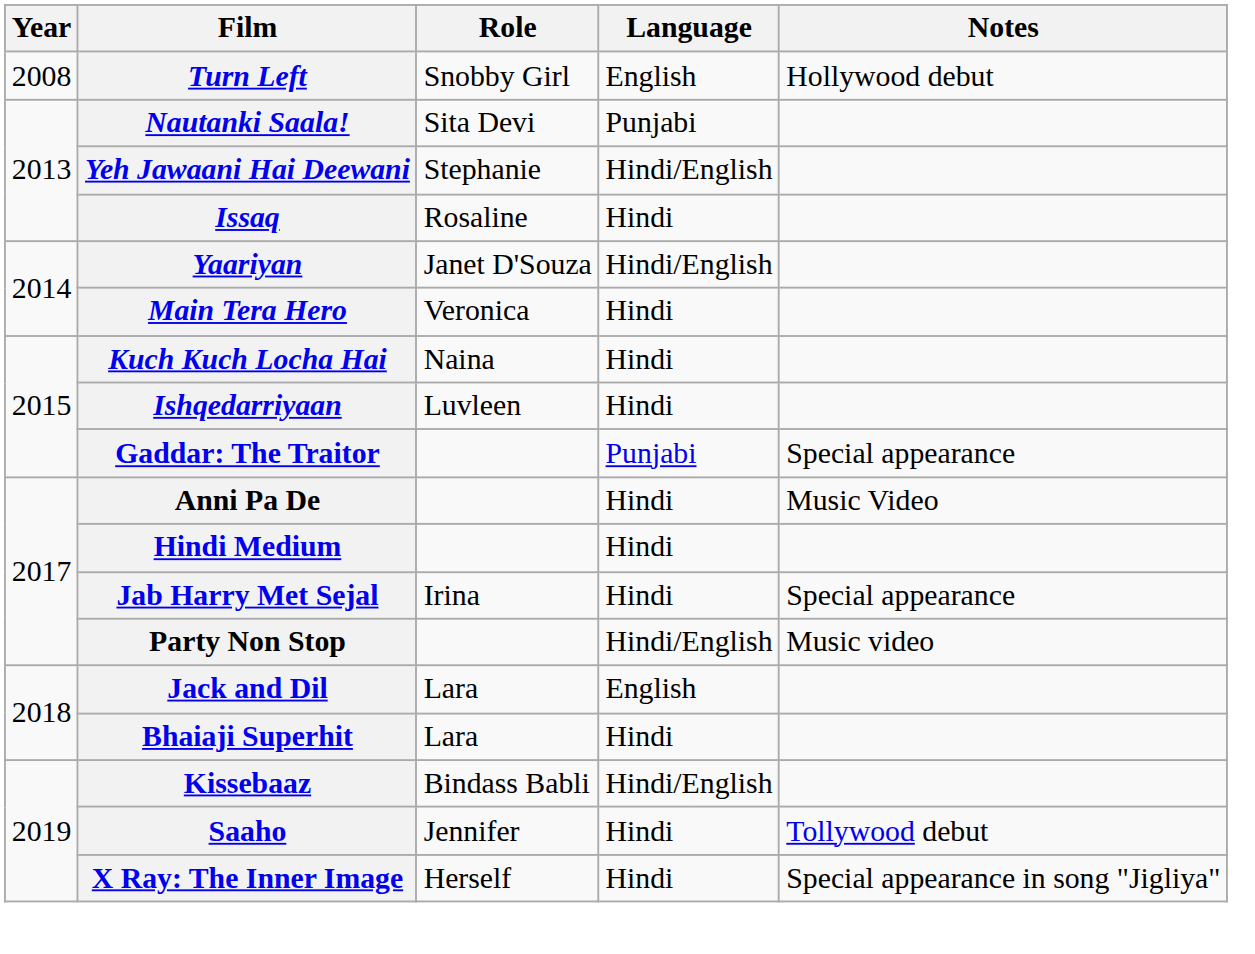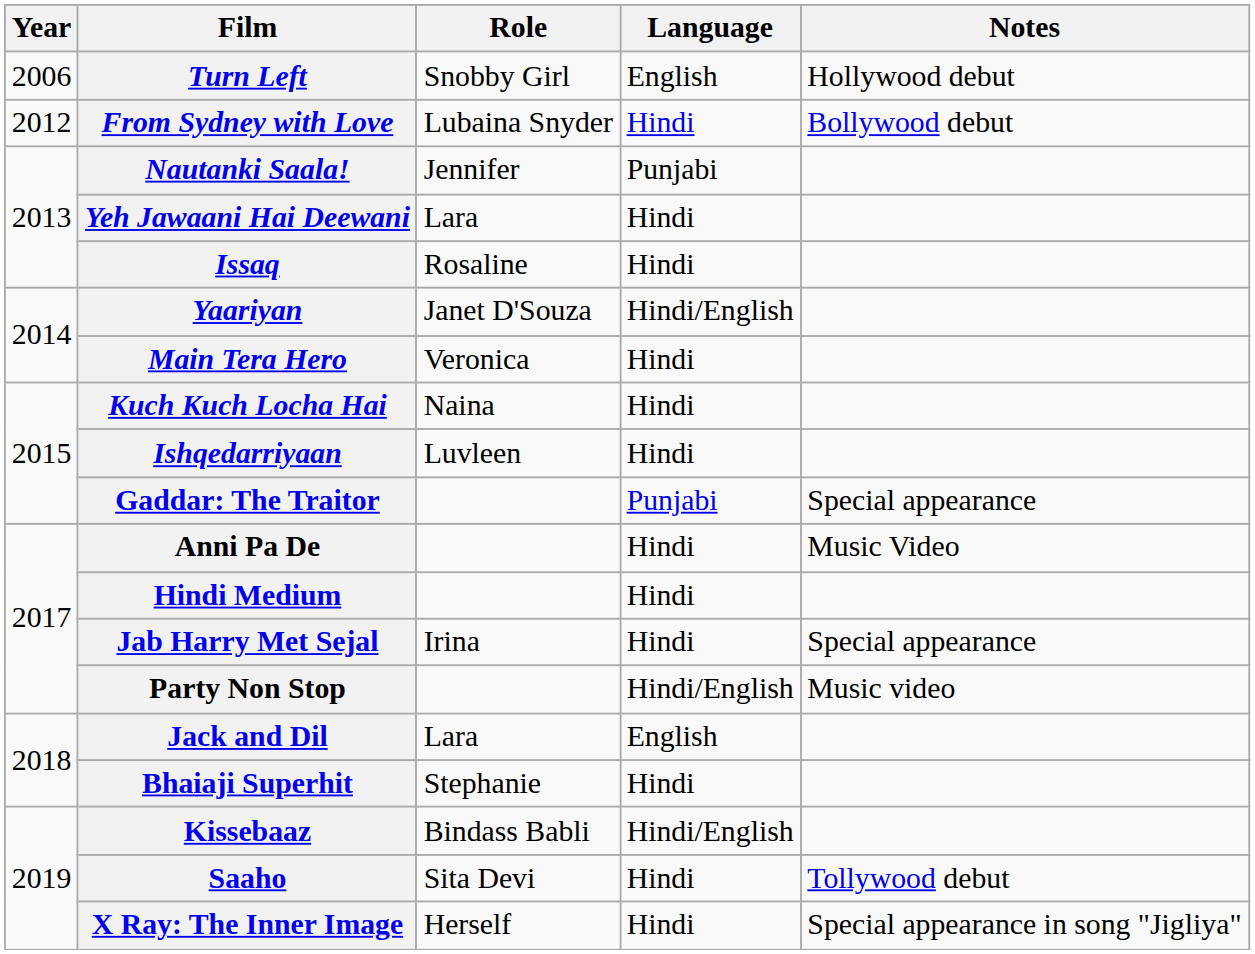(42, 75) 2008 -> (42, 75) 2006
+ row: (247, 122)
(479, 122) Sita Devi -> (472, 169) Jennifer
(482, 169) Stephanie -> (451, 216) Lara
(689, 169) Hindi/English -> (661, 216) Hindi
(451, 736) Lara -> (482, 783) Stephanie
(472, 830) Jennifer -> (479, 877) Sita Devi
